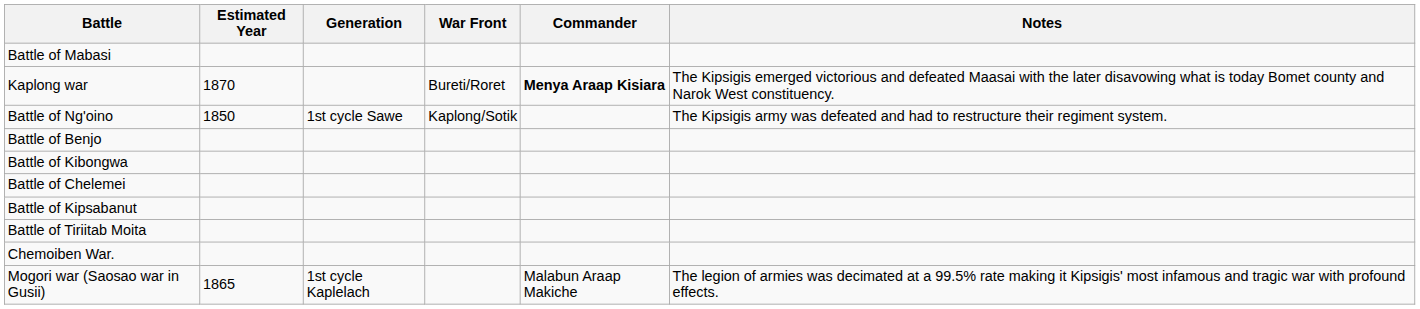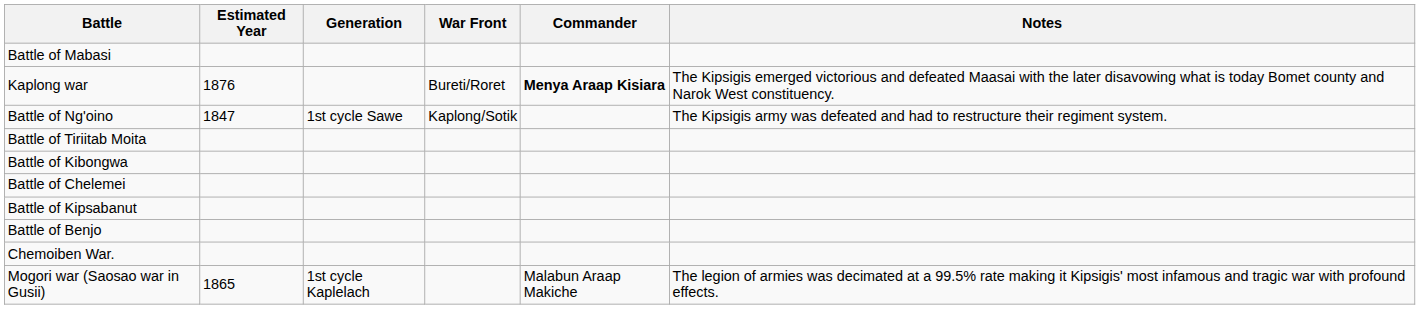(219, 85) 1870 -> (219, 85) 1876
(219, 116) 1850 -> (219, 116) 1847
rows swapped: (77, 231) <-> (55, 139)
